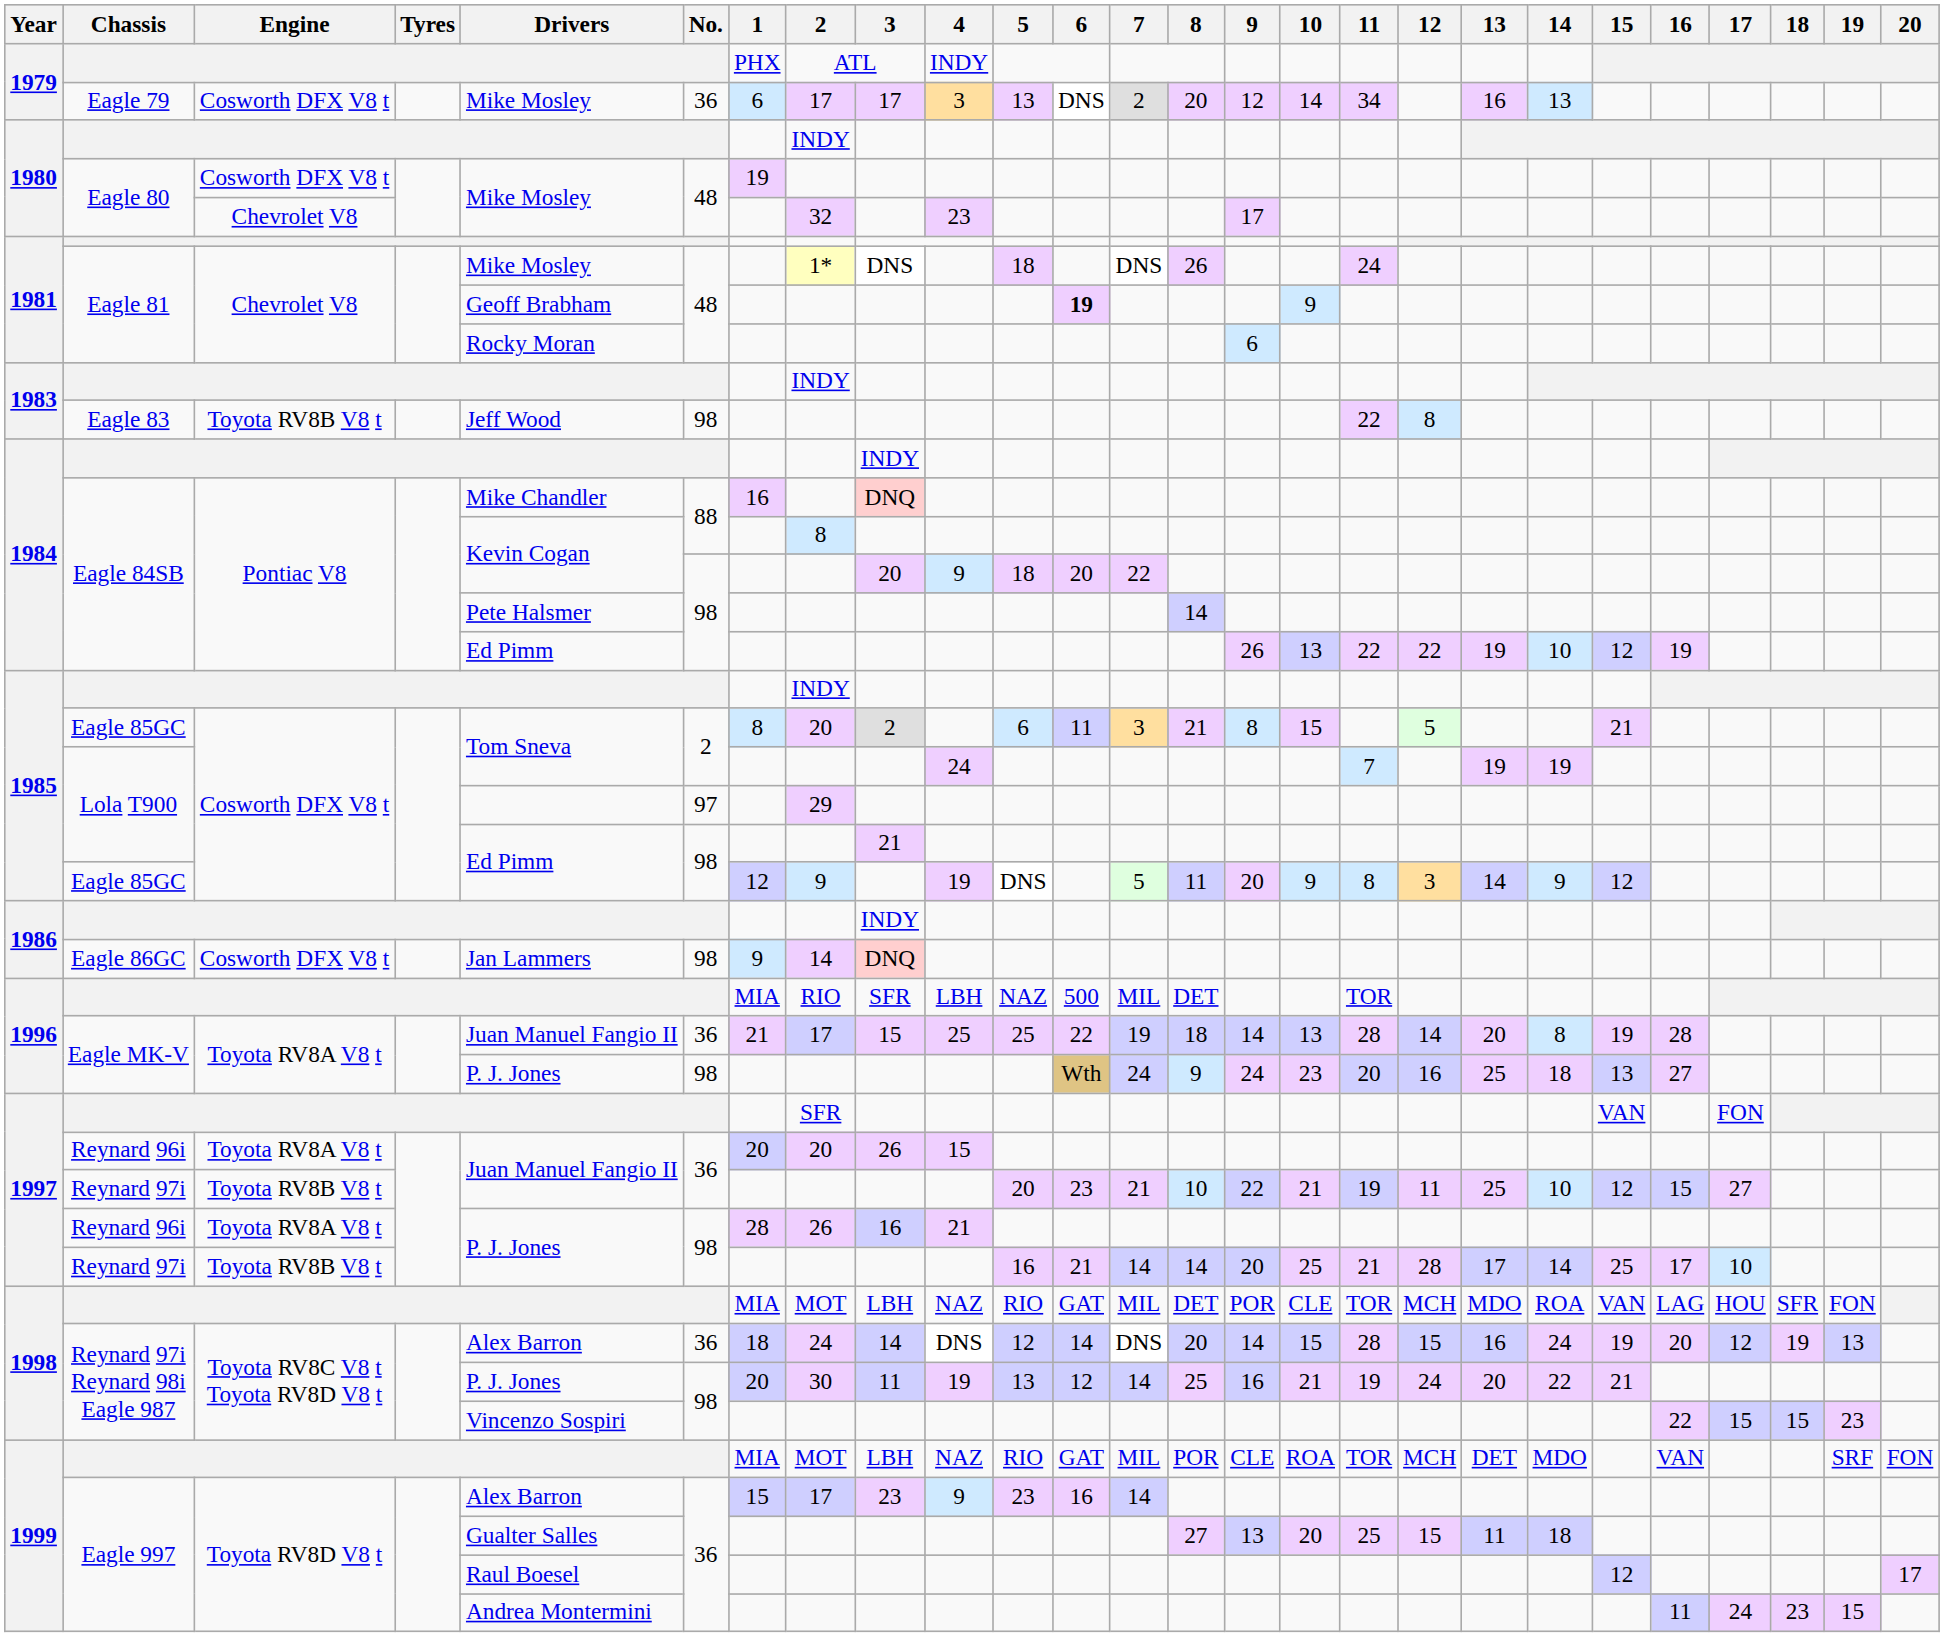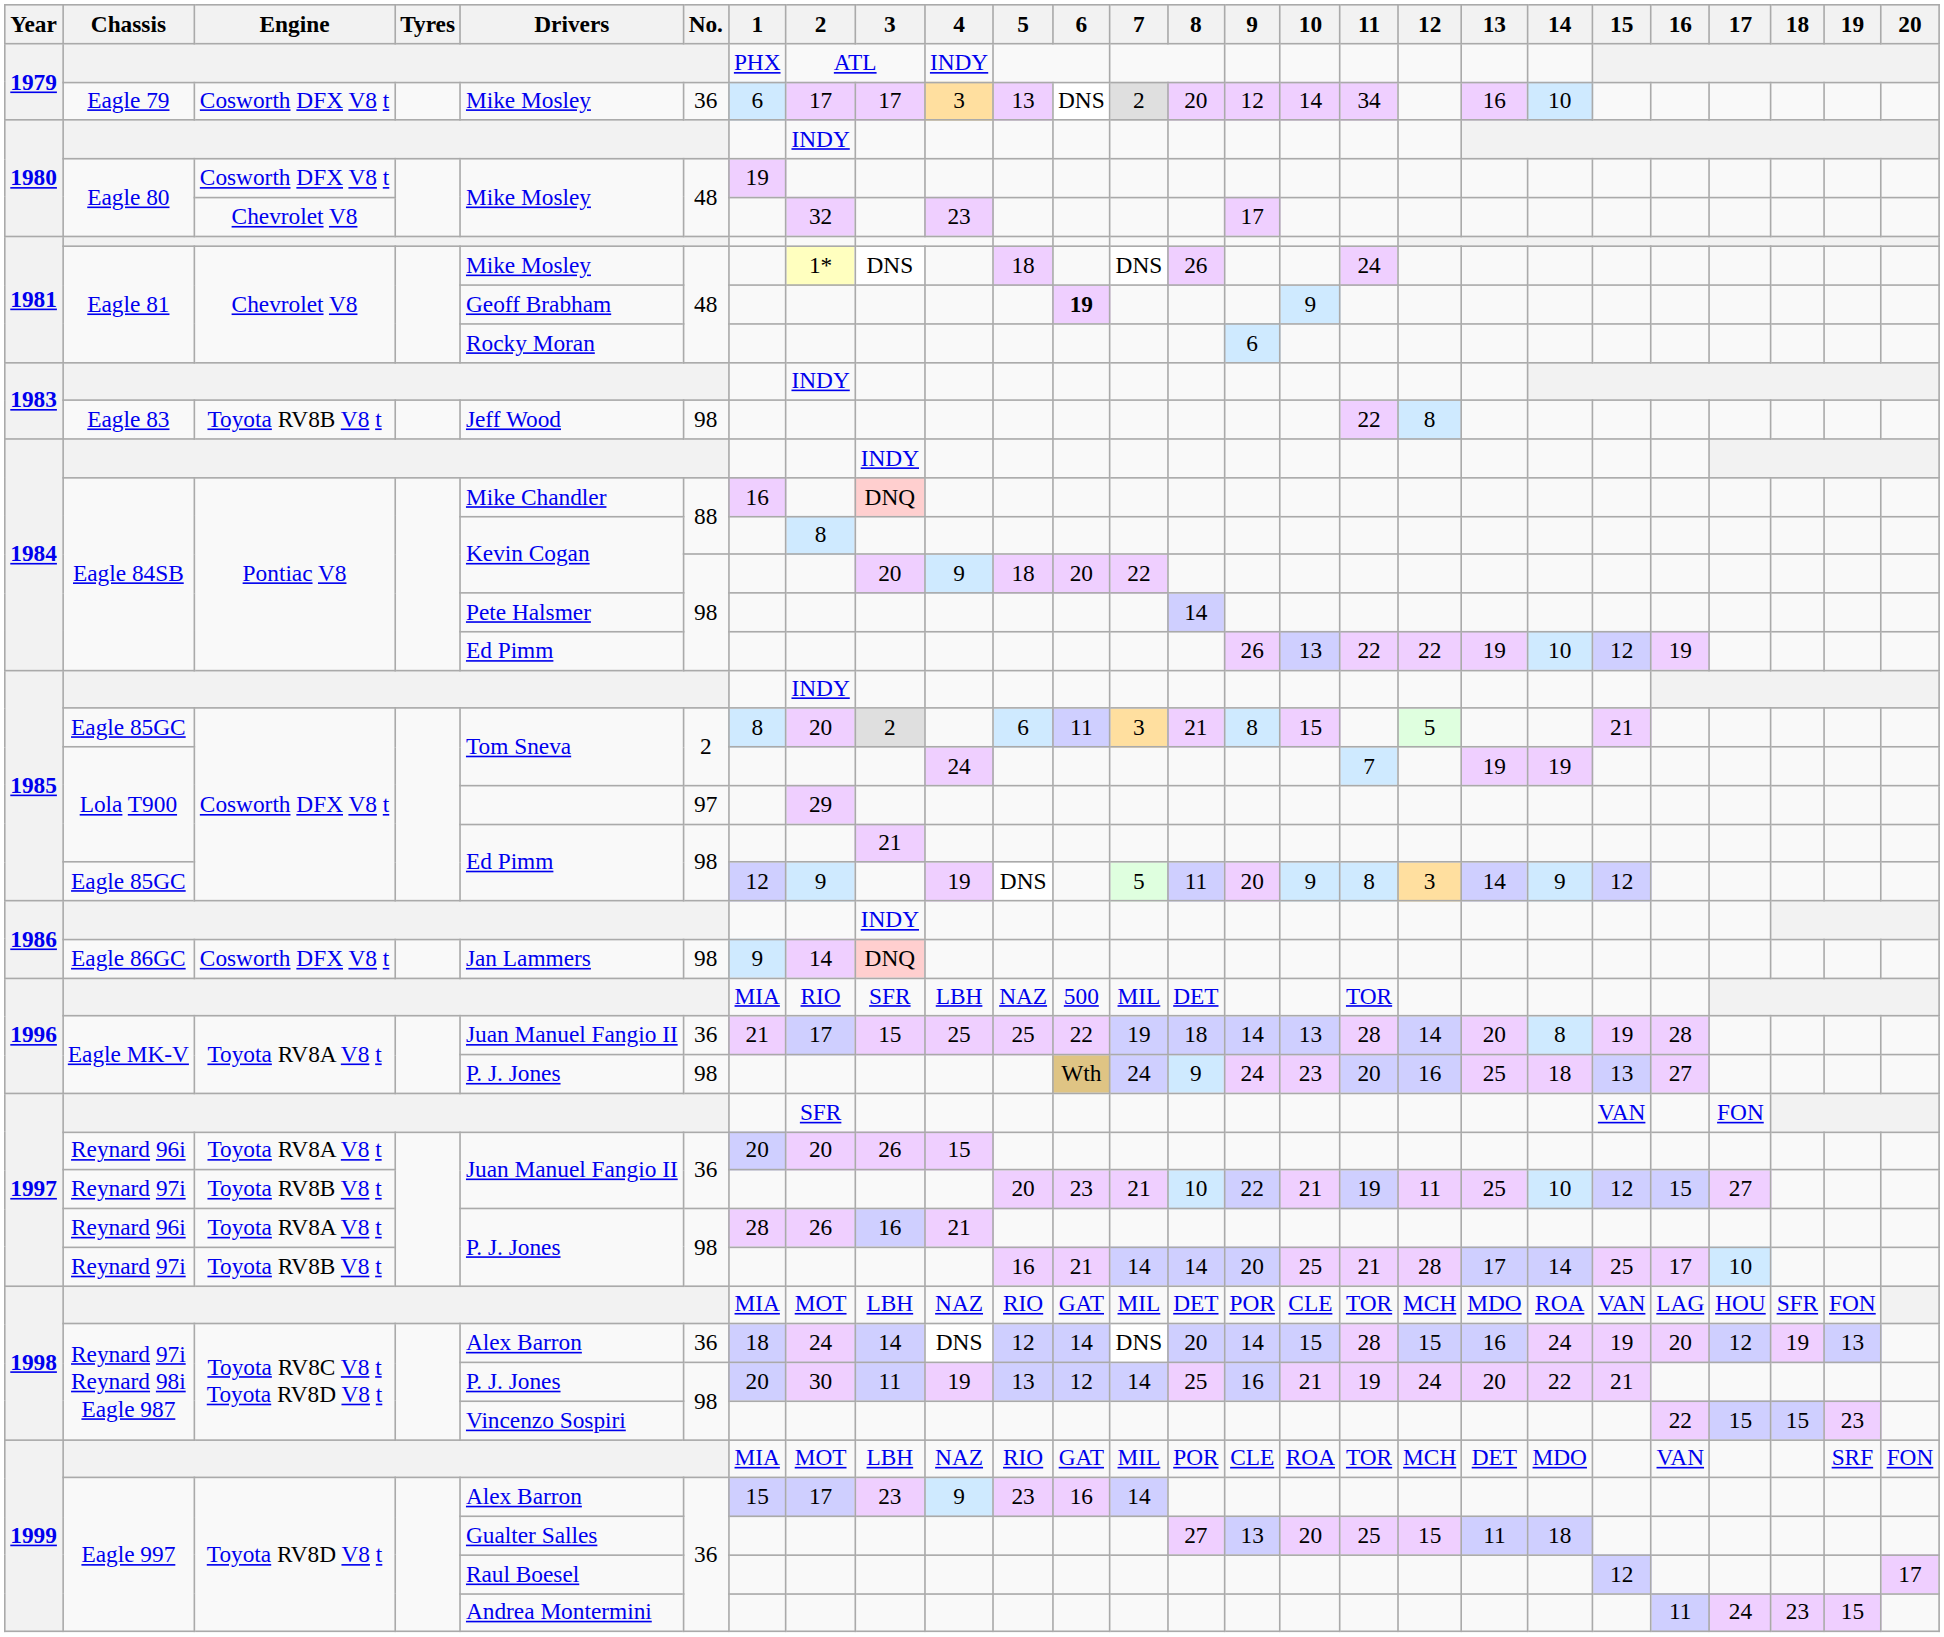(1560, 101) 13 -> (1560, 101) 10
